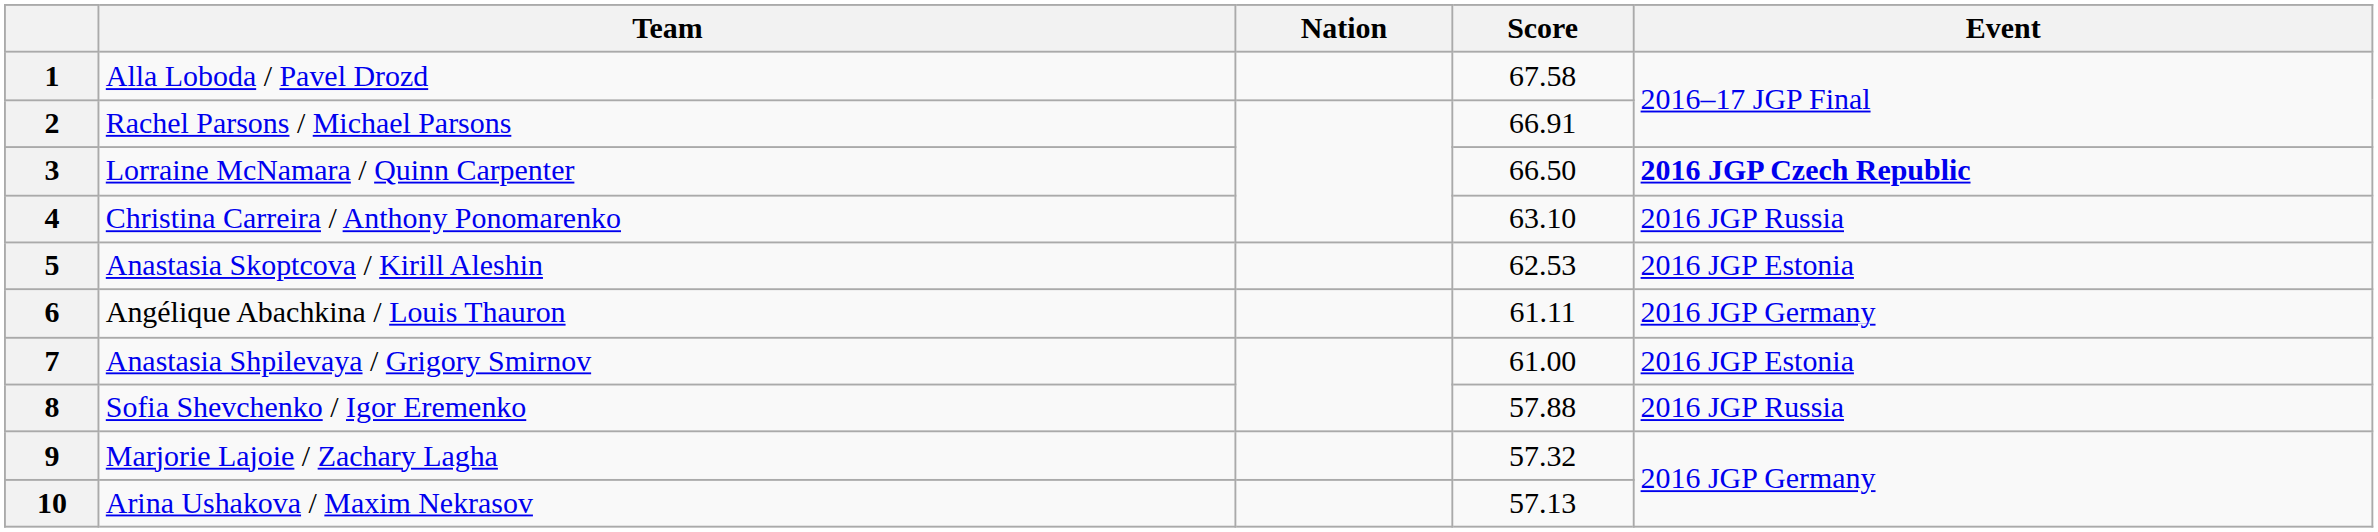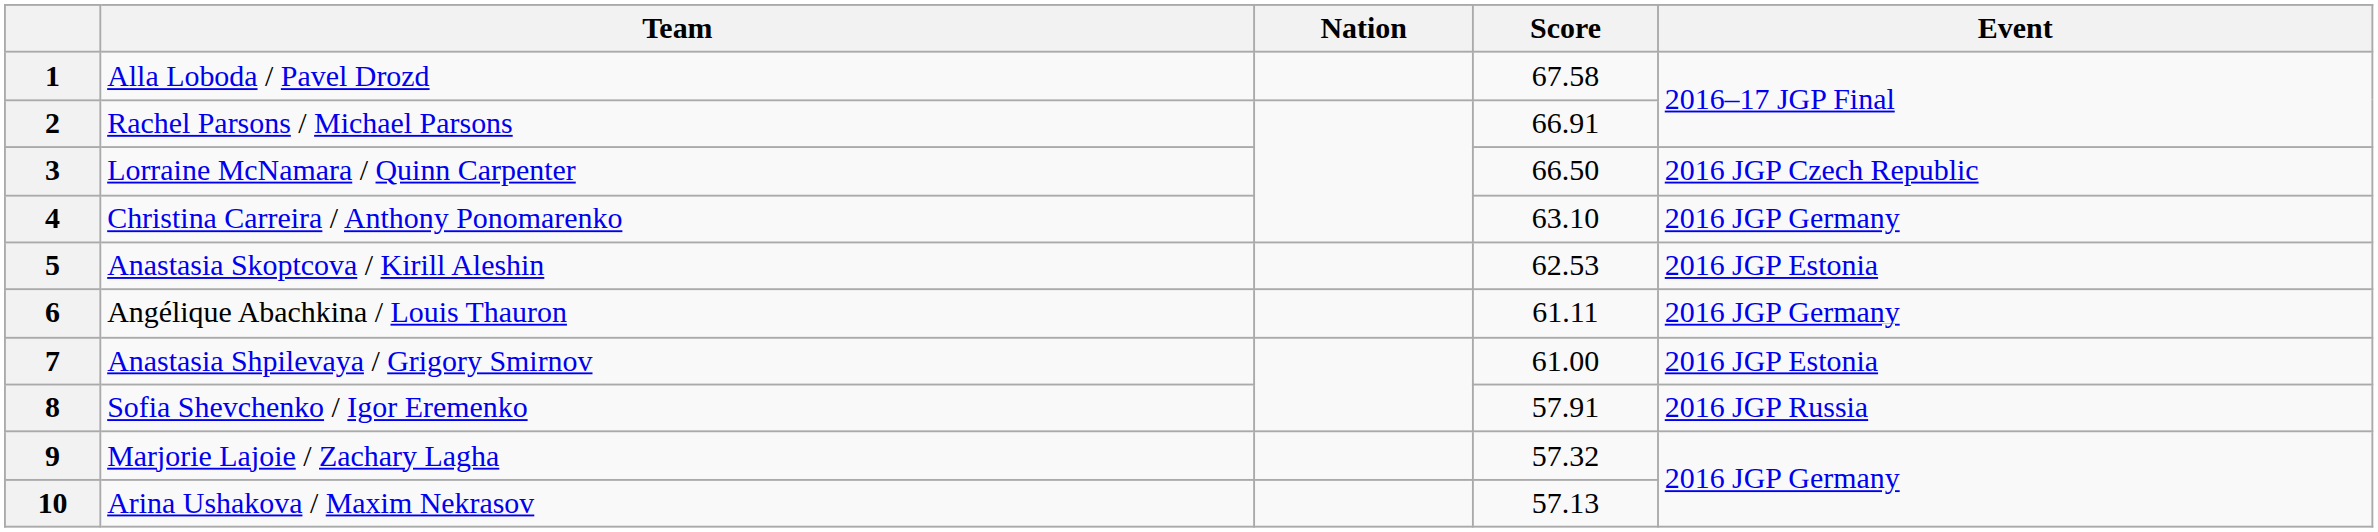(1806, 170) bold -> (1822, 170) normal
(1742, 218) 2016 JGP Russia -> (1782, 218) 2016 JGP Germany
(1543, 407) 57.88 -> (1565, 407) 57.91
